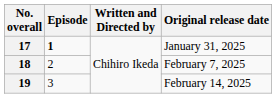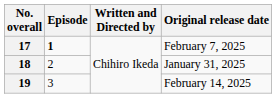(205, 45) January 31, 2025 -> (205, 45) February 7, 2025
(205, 64) February 7, 2025 -> (205, 64) January 31, 2025
